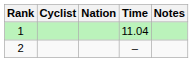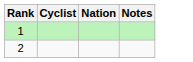- column: (135, 13)
